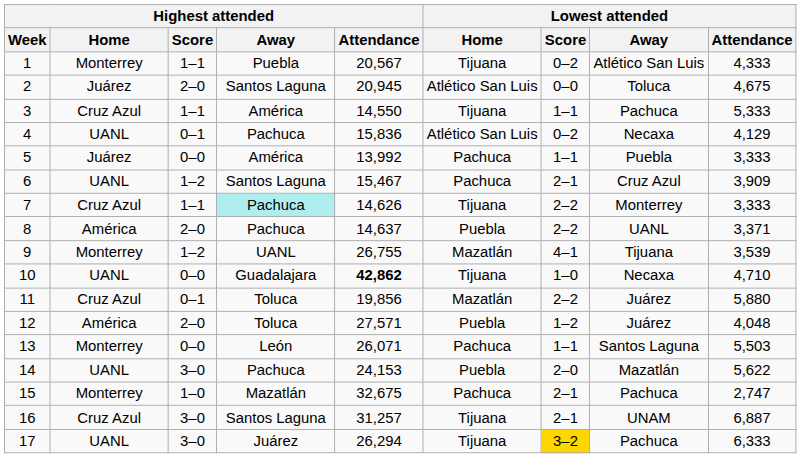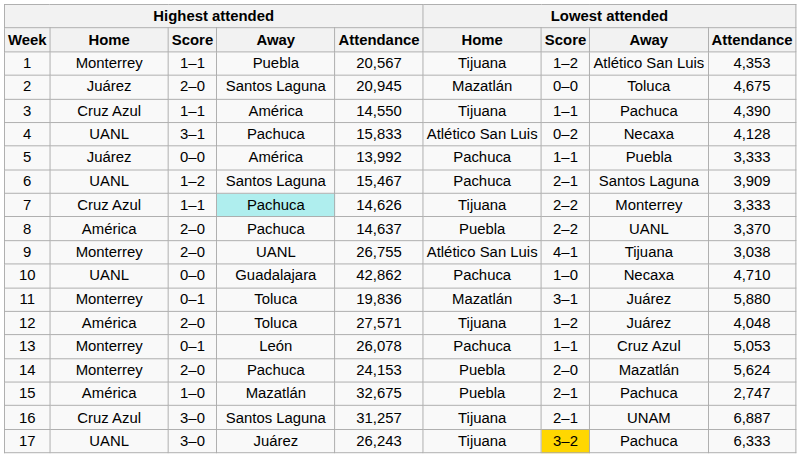(566, 63) 0–2 -> (566, 63) 1–2
(752, 63) 4,333 -> (752, 63) 4,353
(482, 87) Atlético San Luis -> (482, 87) Mazatlán
(752, 110) 5,333 -> (752, 110) 4,390
(192, 134) 0–1 -> (192, 134) 3–1
(379, 134) 15,836 -> (379, 134) 15,833
(752, 134) 4,129 -> (752, 134) 4,128
(649, 181) Cruz Azul -> (649, 181) Santos Laguna
(752, 228) 3,371 -> (752, 228) 3,370
(192, 252) 1–2 -> (192, 252) 2–0
(482, 252) Mazatlán -> (482, 252) Atlético San Luis
(752, 252) 3,539 -> (752, 252) 3,038
(379, 275) bold -> (379, 275) normal
(482, 275) Tijuana -> (482, 275) Pachuca
(109, 299) Cruz Azul -> (109, 299) Monterrey
(379, 299) 19,856 -> (379, 299) 19,836
(566, 299) 2–2 -> (566, 299) 3–1
(482, 323) Puebla -> (482, 323) Tijuana
(192, 346) 0–0 -> (192, 346) 0–1
(379, 346) 26,071 -> (379, 346) 26,078
(649, 346) Santos Laguna -> (649, 346) Cruz Azul
(752, 346) 5,503 -> (752, 346) 5,053
(109, 370) UANL -> (109, 370) Monterrey
(192, 370) 3–0 -> (192, 370) 2–0
(752, 370) 5,622 -> (752, 370) 5,624
(109, 393) Monterrey -> (109, 393) América
(482, 393) Pachuca -> (482, 393) Puebla
(379, 441) 26,294 -> (379, 441) 26,243
